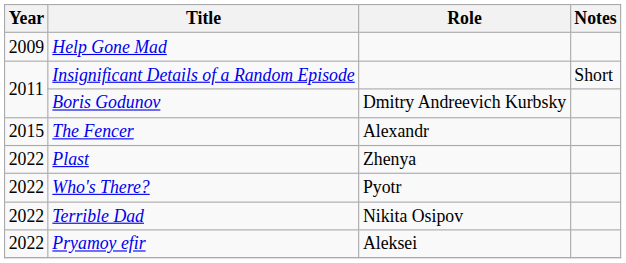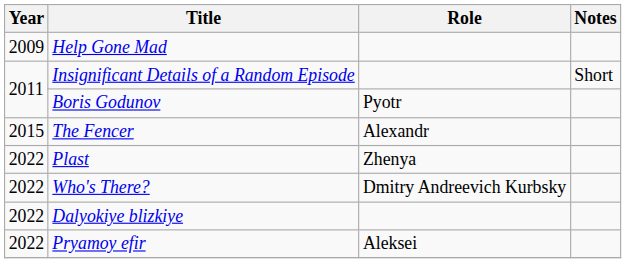(465, 103) Dmitry Andreevich Kurbsky -> (382, 103) Pyotr
(382, 187) Pyotr -> (465, 187) Dmitry Andreevich Kurbsky
- row: (98, 215)
+ row: (118, 215)
